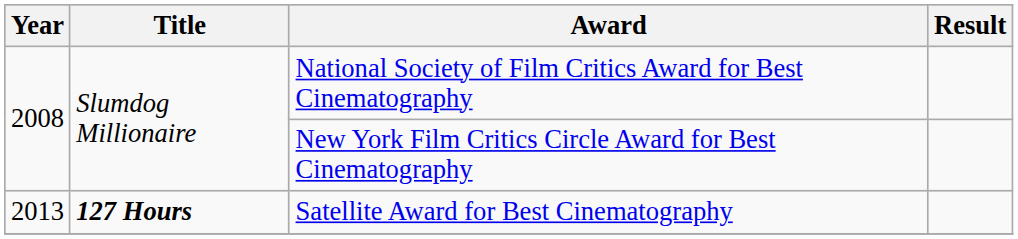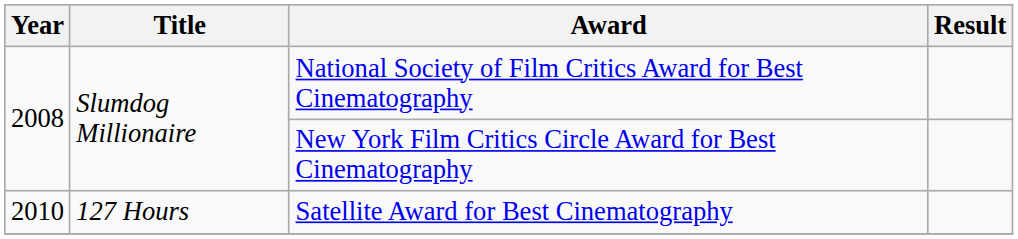(38, 211) 2013 -> (38, 211) 2010
(134, 211) bold -> (133, 211) normal
